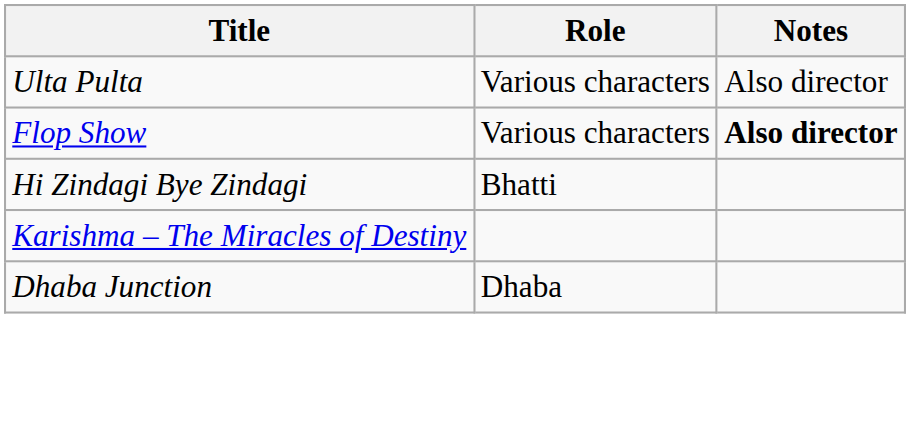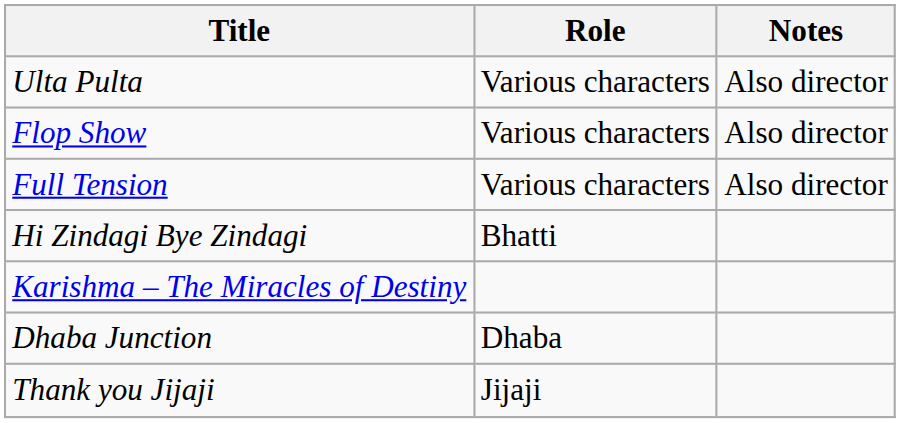(811, 133) bold -> (806, 133) normal
+ row: (90, 184)
+ row: (113, 390)
